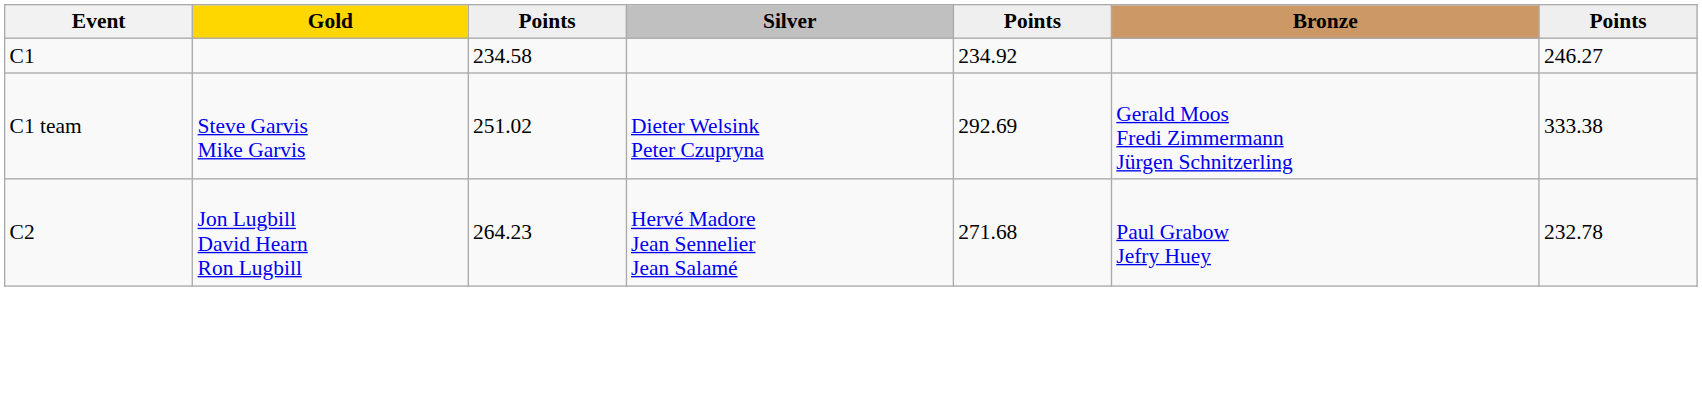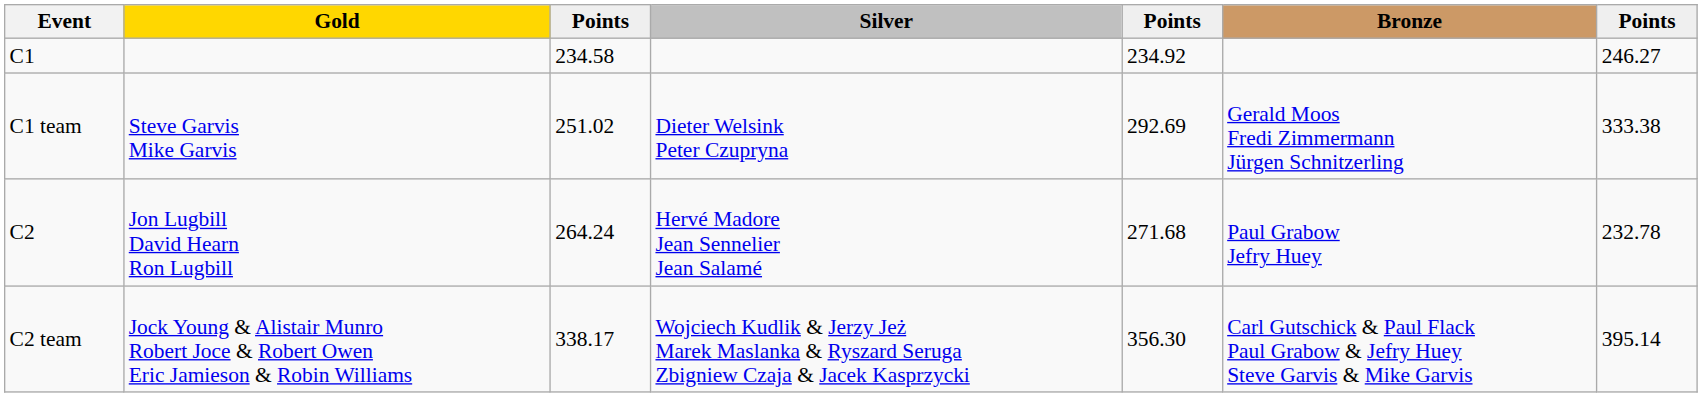(503, 232) 264.23 -> (585, 232) 264.24
+ row: (46, 338)
